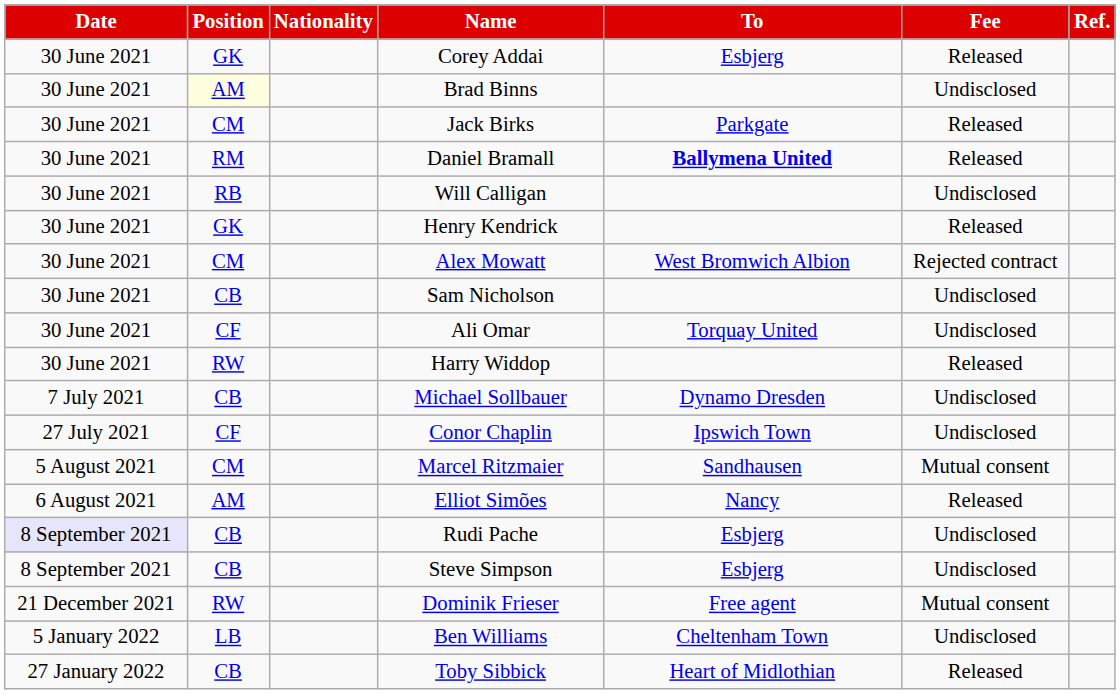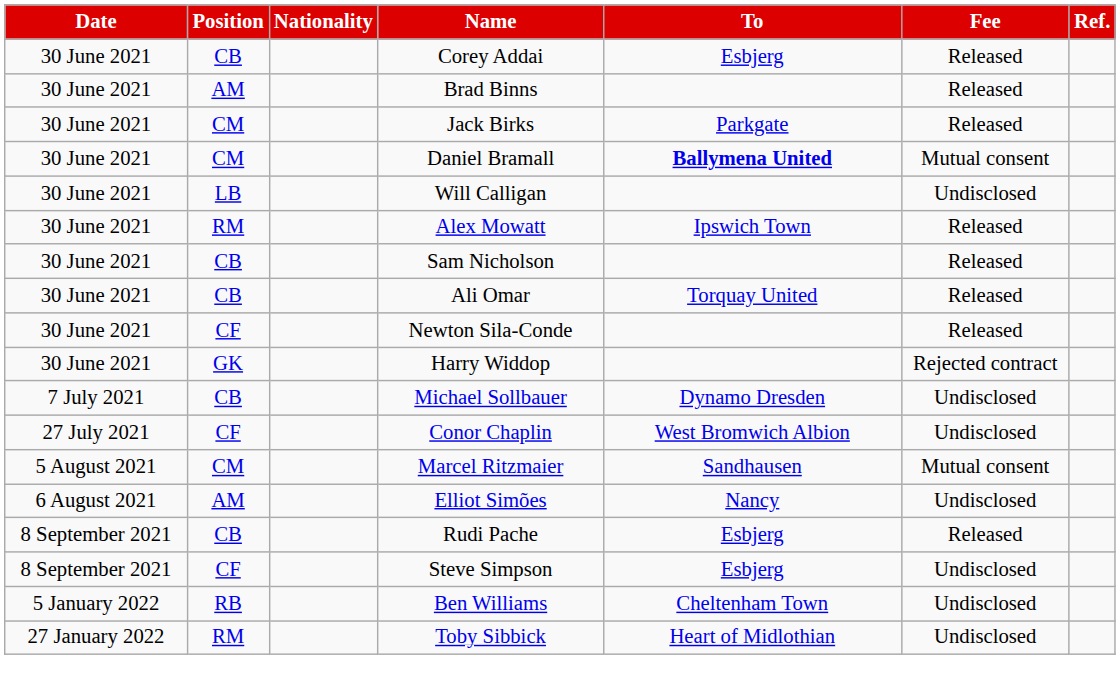(228, 56) GK -> (228, 56) CB
(228, 90) lightyellow background -> (228, 90) no background
(985, 90) Undisclosed -> (985, 90) Released
(228, 158) RM -> (228, 158) CM
(985, 158) Released -> (985, 158) Mutual consent
(228, 192) RB -> (228, 192) LB
- row: (491, 227)
(228, 261) CM -> (228, 227) RM
(752, 261) West Bromwich Albion -> (752, 227) Ipswich Town
(985, 261) Rejected contract -> (985, 227) Released
(985, 295) Undisclosed -> (985, 261) Released
(228, 329) CF -> (228, 295) CB
(985, 329) Undisclosed -> (985, 295) Released
+ row: (491, 329)
(228, 363) RW -> (228, 363) GK
(985, 363) Released -> (985, 363) Rejected contract
(752, 432) Ipswich Town -> (752, 432) West Bromwich Albion
(985, 500) Released -> (985, 500) Undisclosed
(96, 534) lavender background -> (96, 534) no background
(985, 534) Undisclosed -> (985, 534) Released
(228, 569) CB -> (228, 569) CF
- row: (491, 603)
(228, 637) LB -> (228, 603) RB
(228, 671) CB -> (228, 637) RM
(985, 671) Released -> (985, 637) Undisclosed
